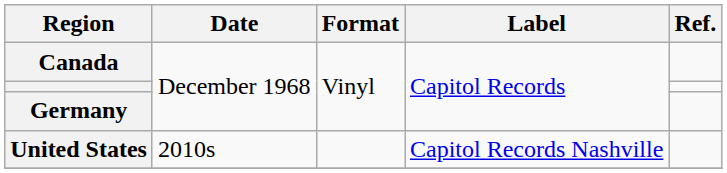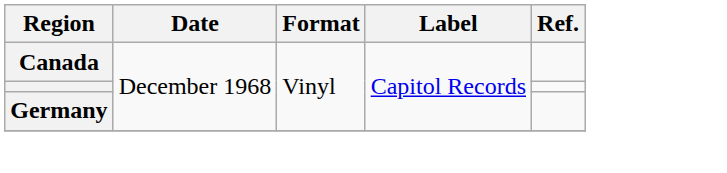- row: (79, 148)
